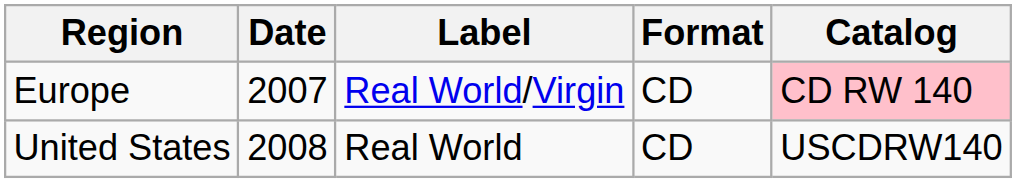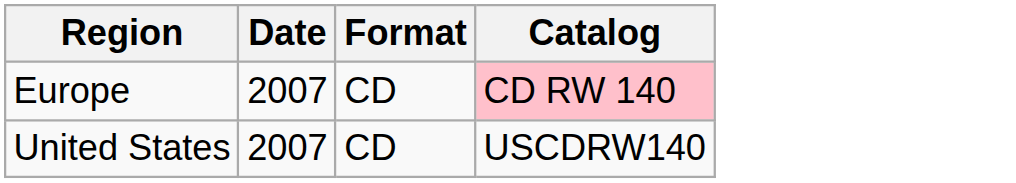- column: (484, 33)
(287, 147) 2008 -> (287, 147) 2007
